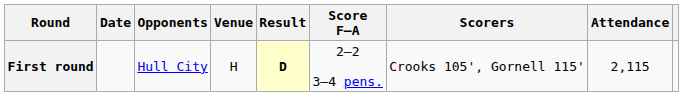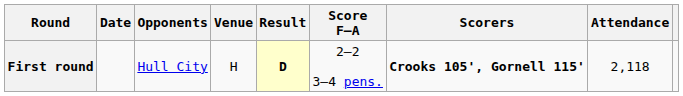(487, 66) normal -> (487, 66) bold
(630, 66) 2,115 -> (630, 66) 2,118
